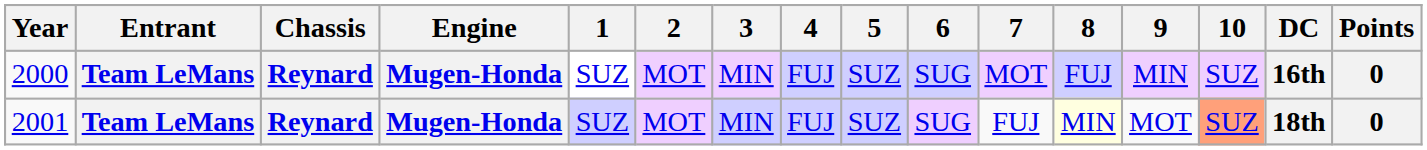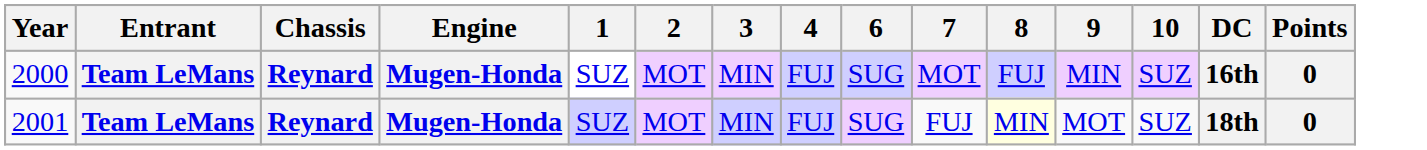- column: (874, 27)
(1232, 120) lightsalmon background -> (1165, 120) no background
